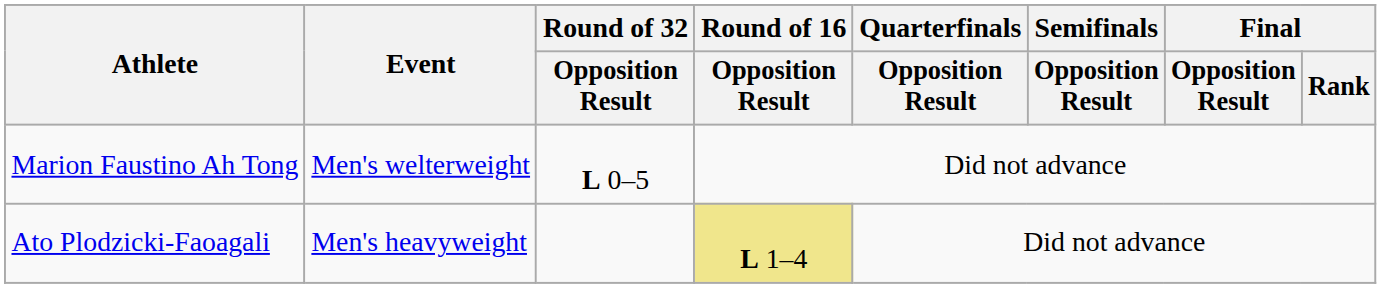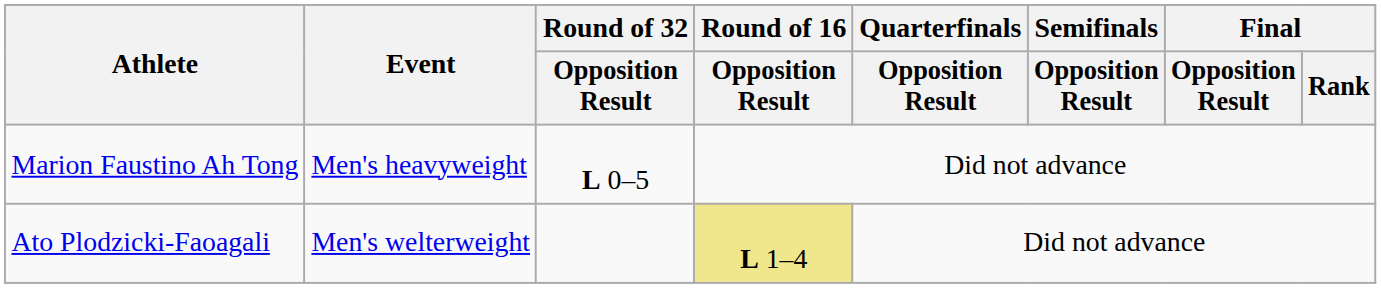(421, 164) Men's welterweight -> (419, 164) Men's heavyweight
(419, 242) Men's heavyweight -> (421, 242) Men's welterweight
